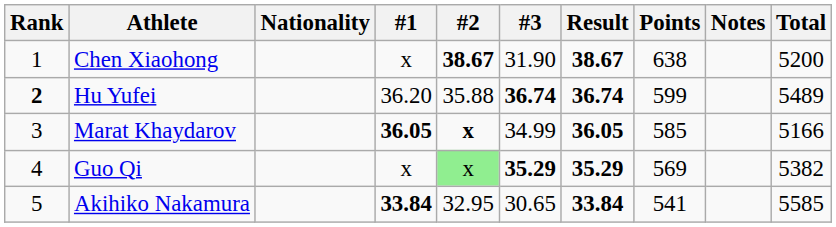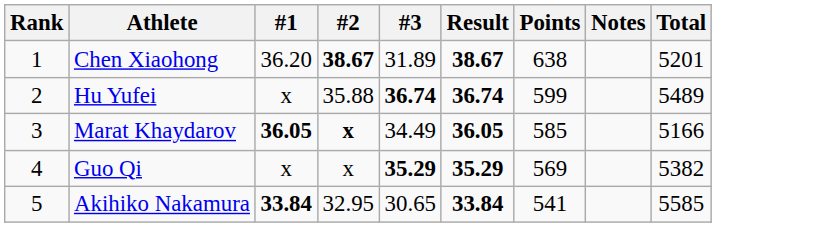- column: (315, 22)
(406, 58) x -> (286, 58) 36.20
(530, 58) 31.90 -> (410, 58) 31.89
(801, 58) 5200 -> (681, 58) 5201
(37, 95) bold -> (37, 95) normal
(406, 95) 36.20 -> (286, 95) x
(530, 131) 34.99 -> (410, 131) 34.49
(468, 167) lightgreen background -> (348, 167) no background
